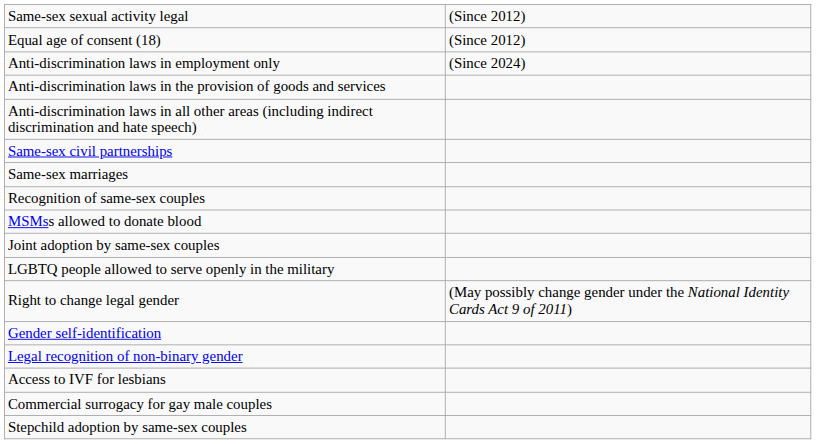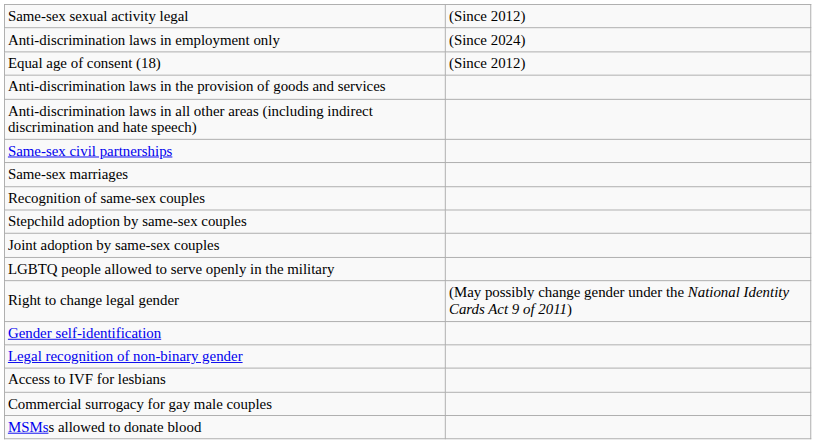rows swapped: (84, 39) <-> (144, 63)
rows swapped: (127, 427) <-> (105, 221)
